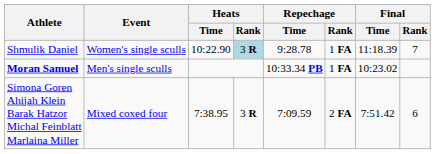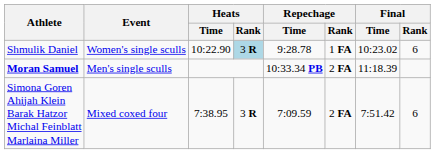(378, 50) 11:18.39 -> (378, 50) 10:23.02
(415, 50) 7 -> (415, 50) 6
(340, 68) 1 FA -> (340, 68) 2 FA
(378, 68) 10:23.02 -> (378, 68) 11:18.39
